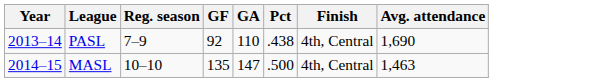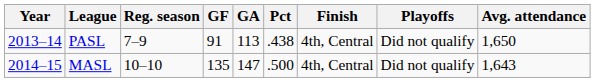+ column: (427, 16)
(214, 41) 92 -> (214, 41) 91
(248, 41) 110 -> (248, 41) 113
(398, 41) 1,690 -> (499, 41) 1,650
(398, 65) 1,463 -> (499, 65) 1,643
